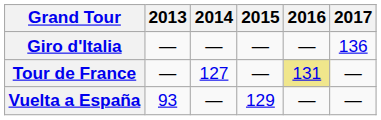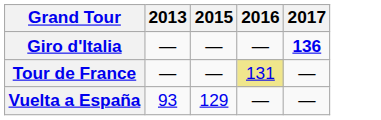- column: (214, 18)
(353, 45) normal -> (307, 45) bold
